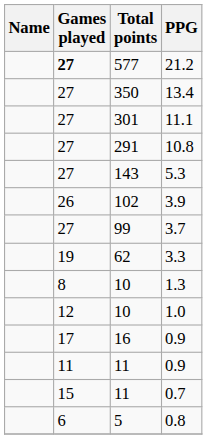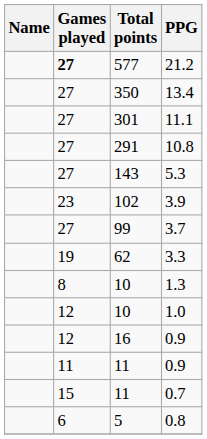(66, 201) 26 -> (66, 201) 23
(66, 338) 17 -> (66, 338) 12
